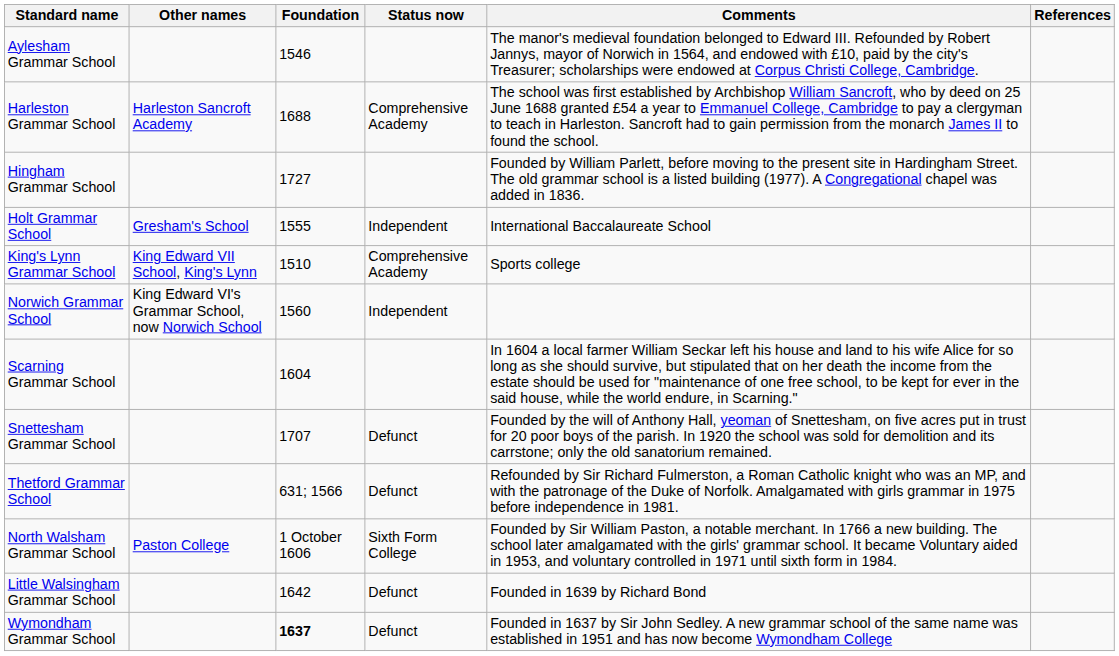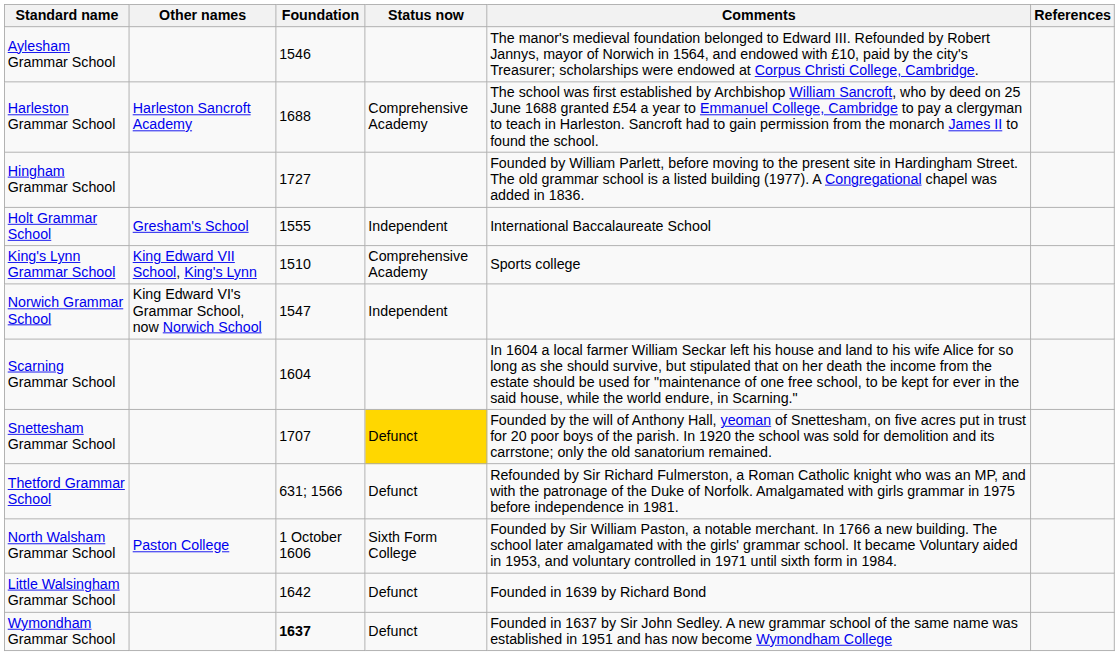(295, 311) 1560 -> (295, 311) 1547
(393, 436) no background -> (393, 436) gold background
